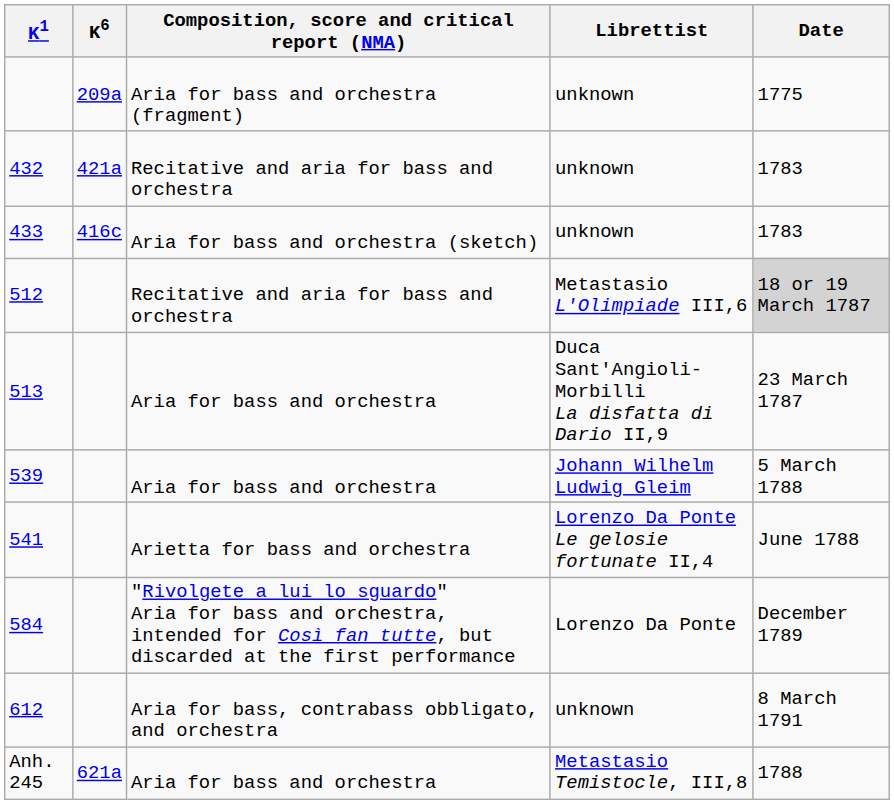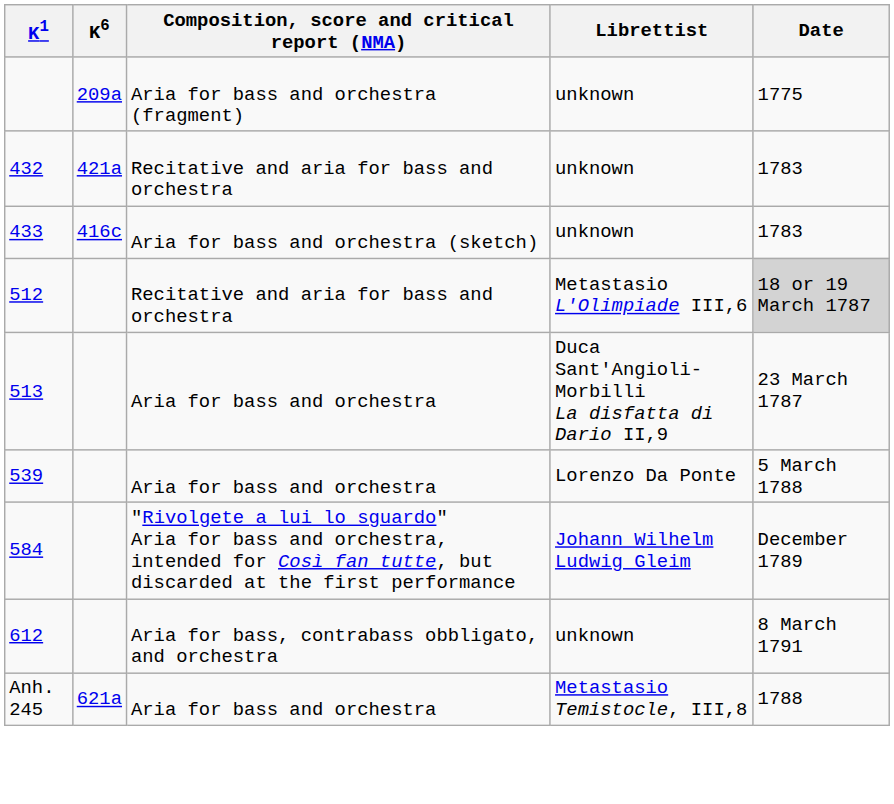(634, 476) Johann Wilhelm Ludwig Gleim -> (646, 476) Lorenzo Da Ponte
- row: (26, 540)
(646, 625) Lorenzo Da Ponte -> (634, 551) Johann Wilhelm Ludwig Gleim
